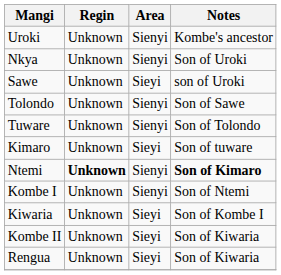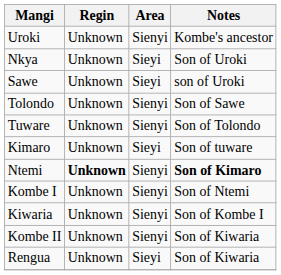(150, 59) Sienyi -> (147, 59) Sieyi
(147, 214) Sieyi -> (150, 214) Sienyi
(147, 236) Sieyi -> (150, 236) Sienyi
